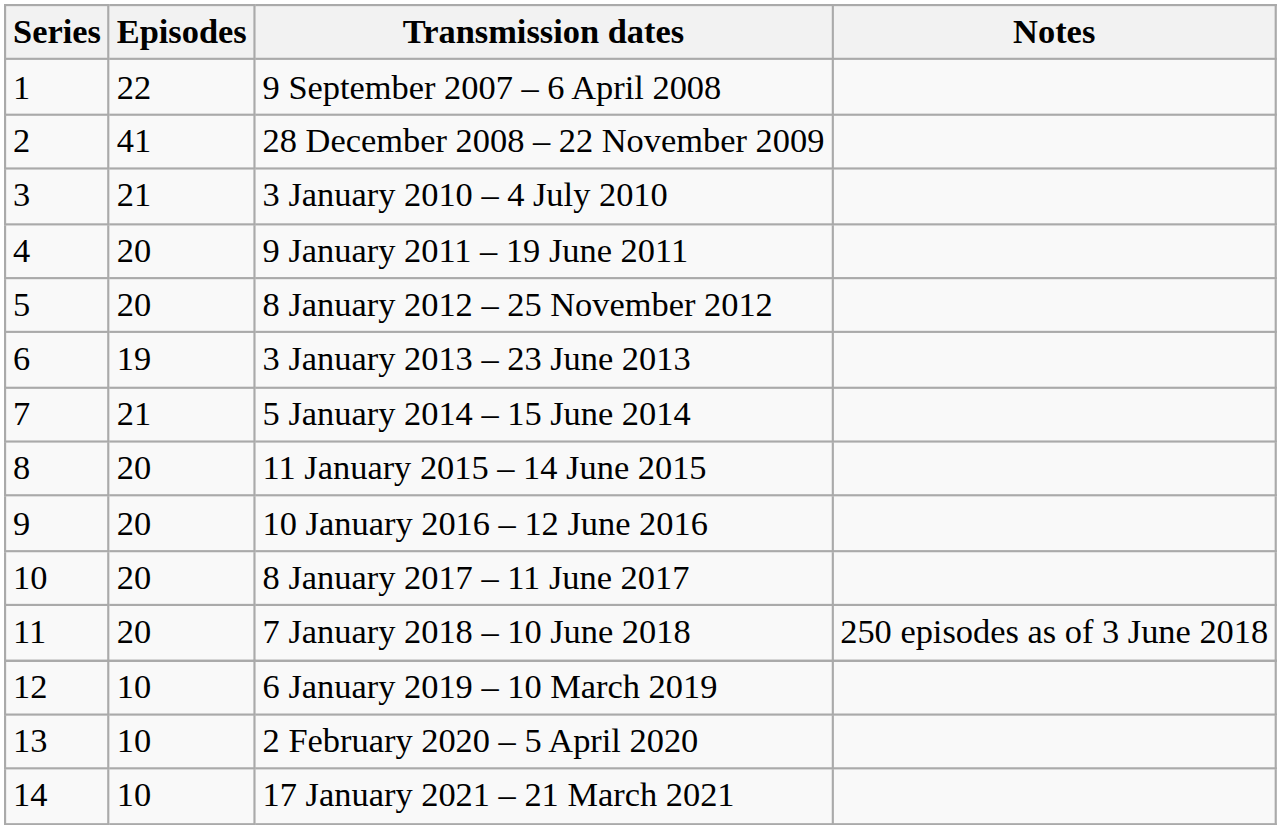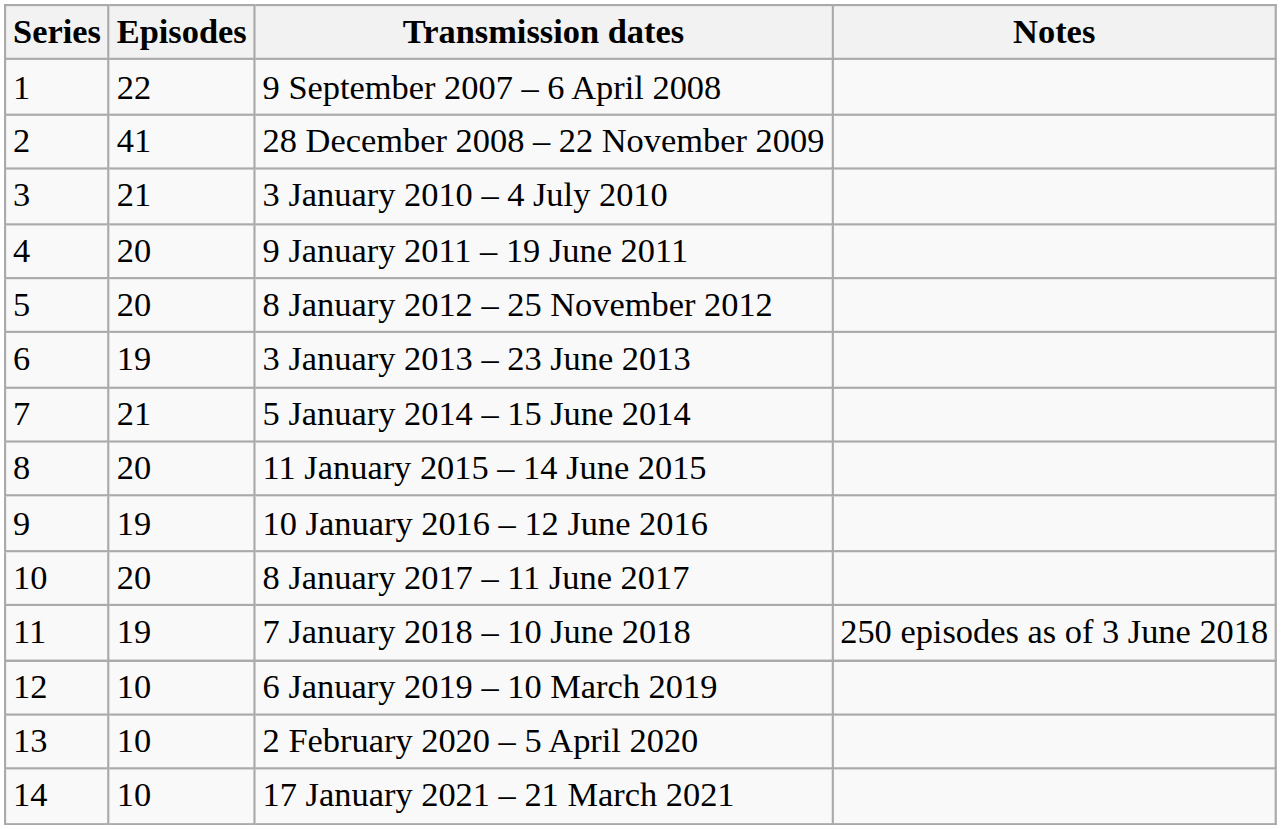(134, 522) 20 -> (134, 522) 19
(134, 631) 20 -> (134, 631) 19
